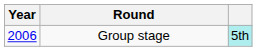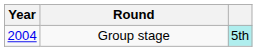(22, 36) 2006 -> (22, 36) 2004
